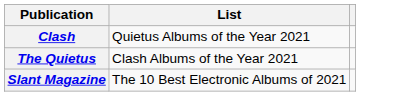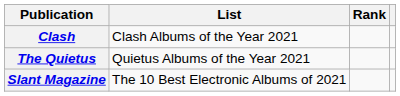+ column: (369, 15)
(211, 36) Quietus Albums of the Year 2021 -> (205, 36) Clash Albums of the Year 2021
(205, 58) Clash Albums of the Year 2021 -> (211, 58) Quietus Albums of the Year 2021
